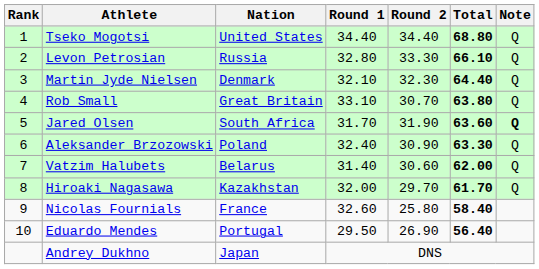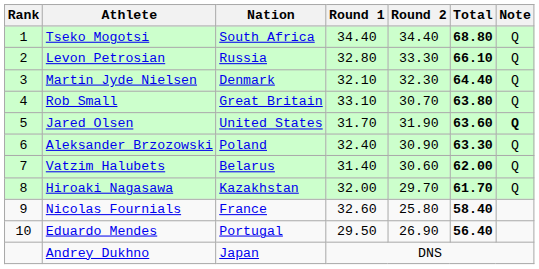(271, 37) United States -> (267, 37) South Africa
(267, 123) South Africa -> (271, 123) United States
